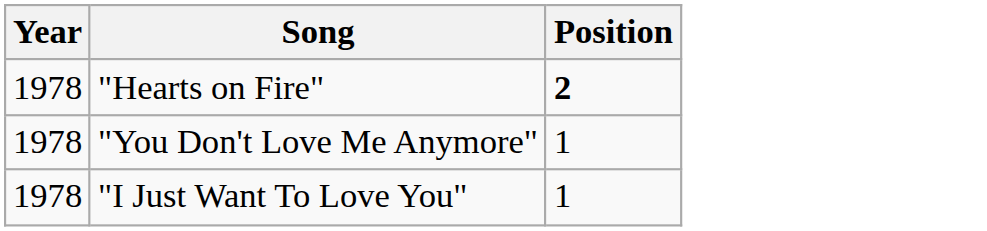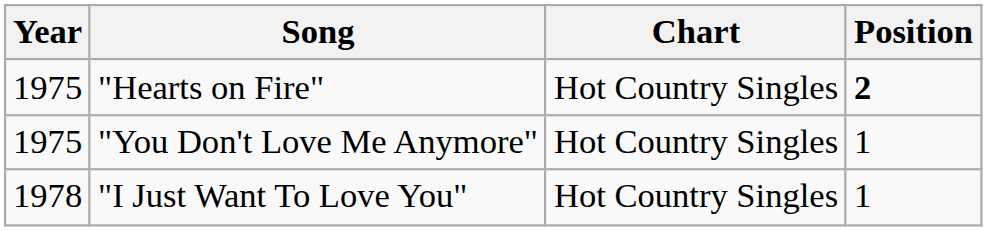+ column: (696, 31)
(48, 86) 1978 -> (48, 86) 1975
(48, 141) 1978 -> (48, 141) 1975
